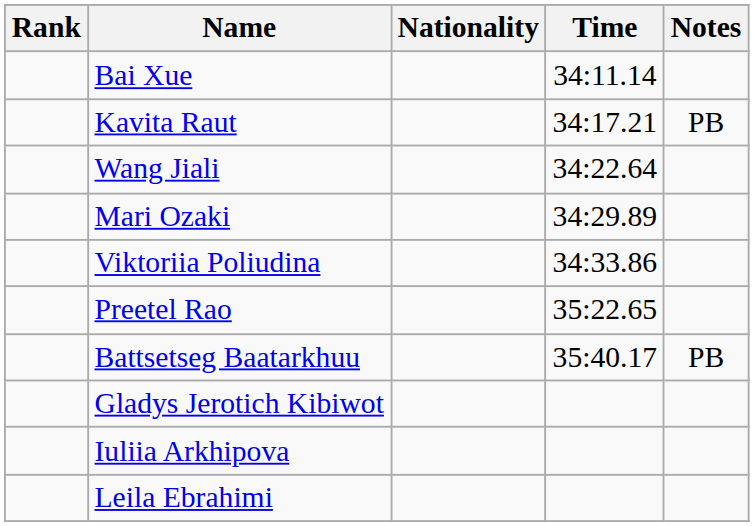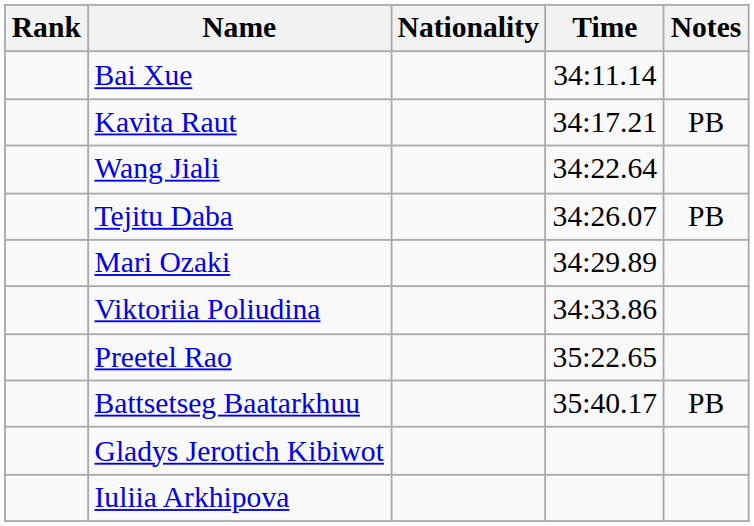+ row: (164, 215)
- row: (184, 497)
